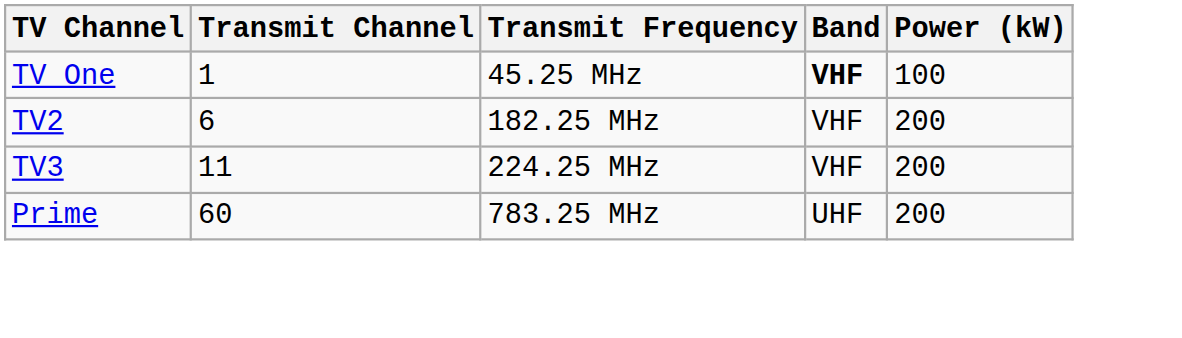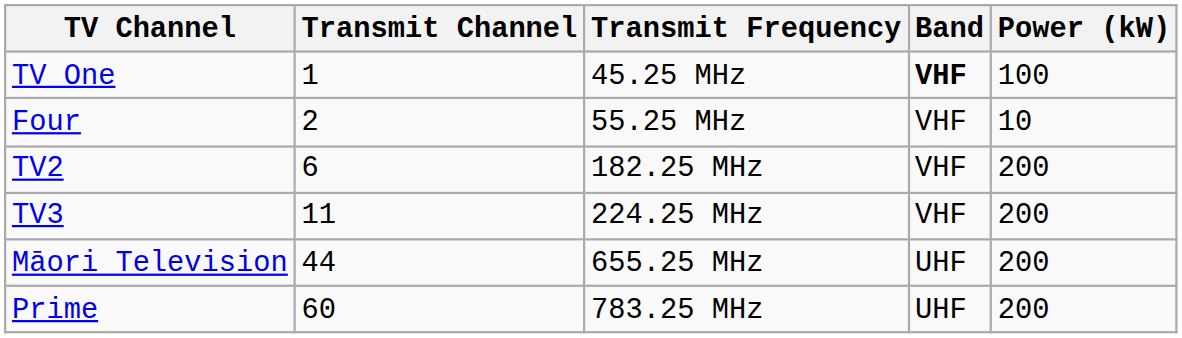+ row: (46, 122)
+ row: (150, 263)
